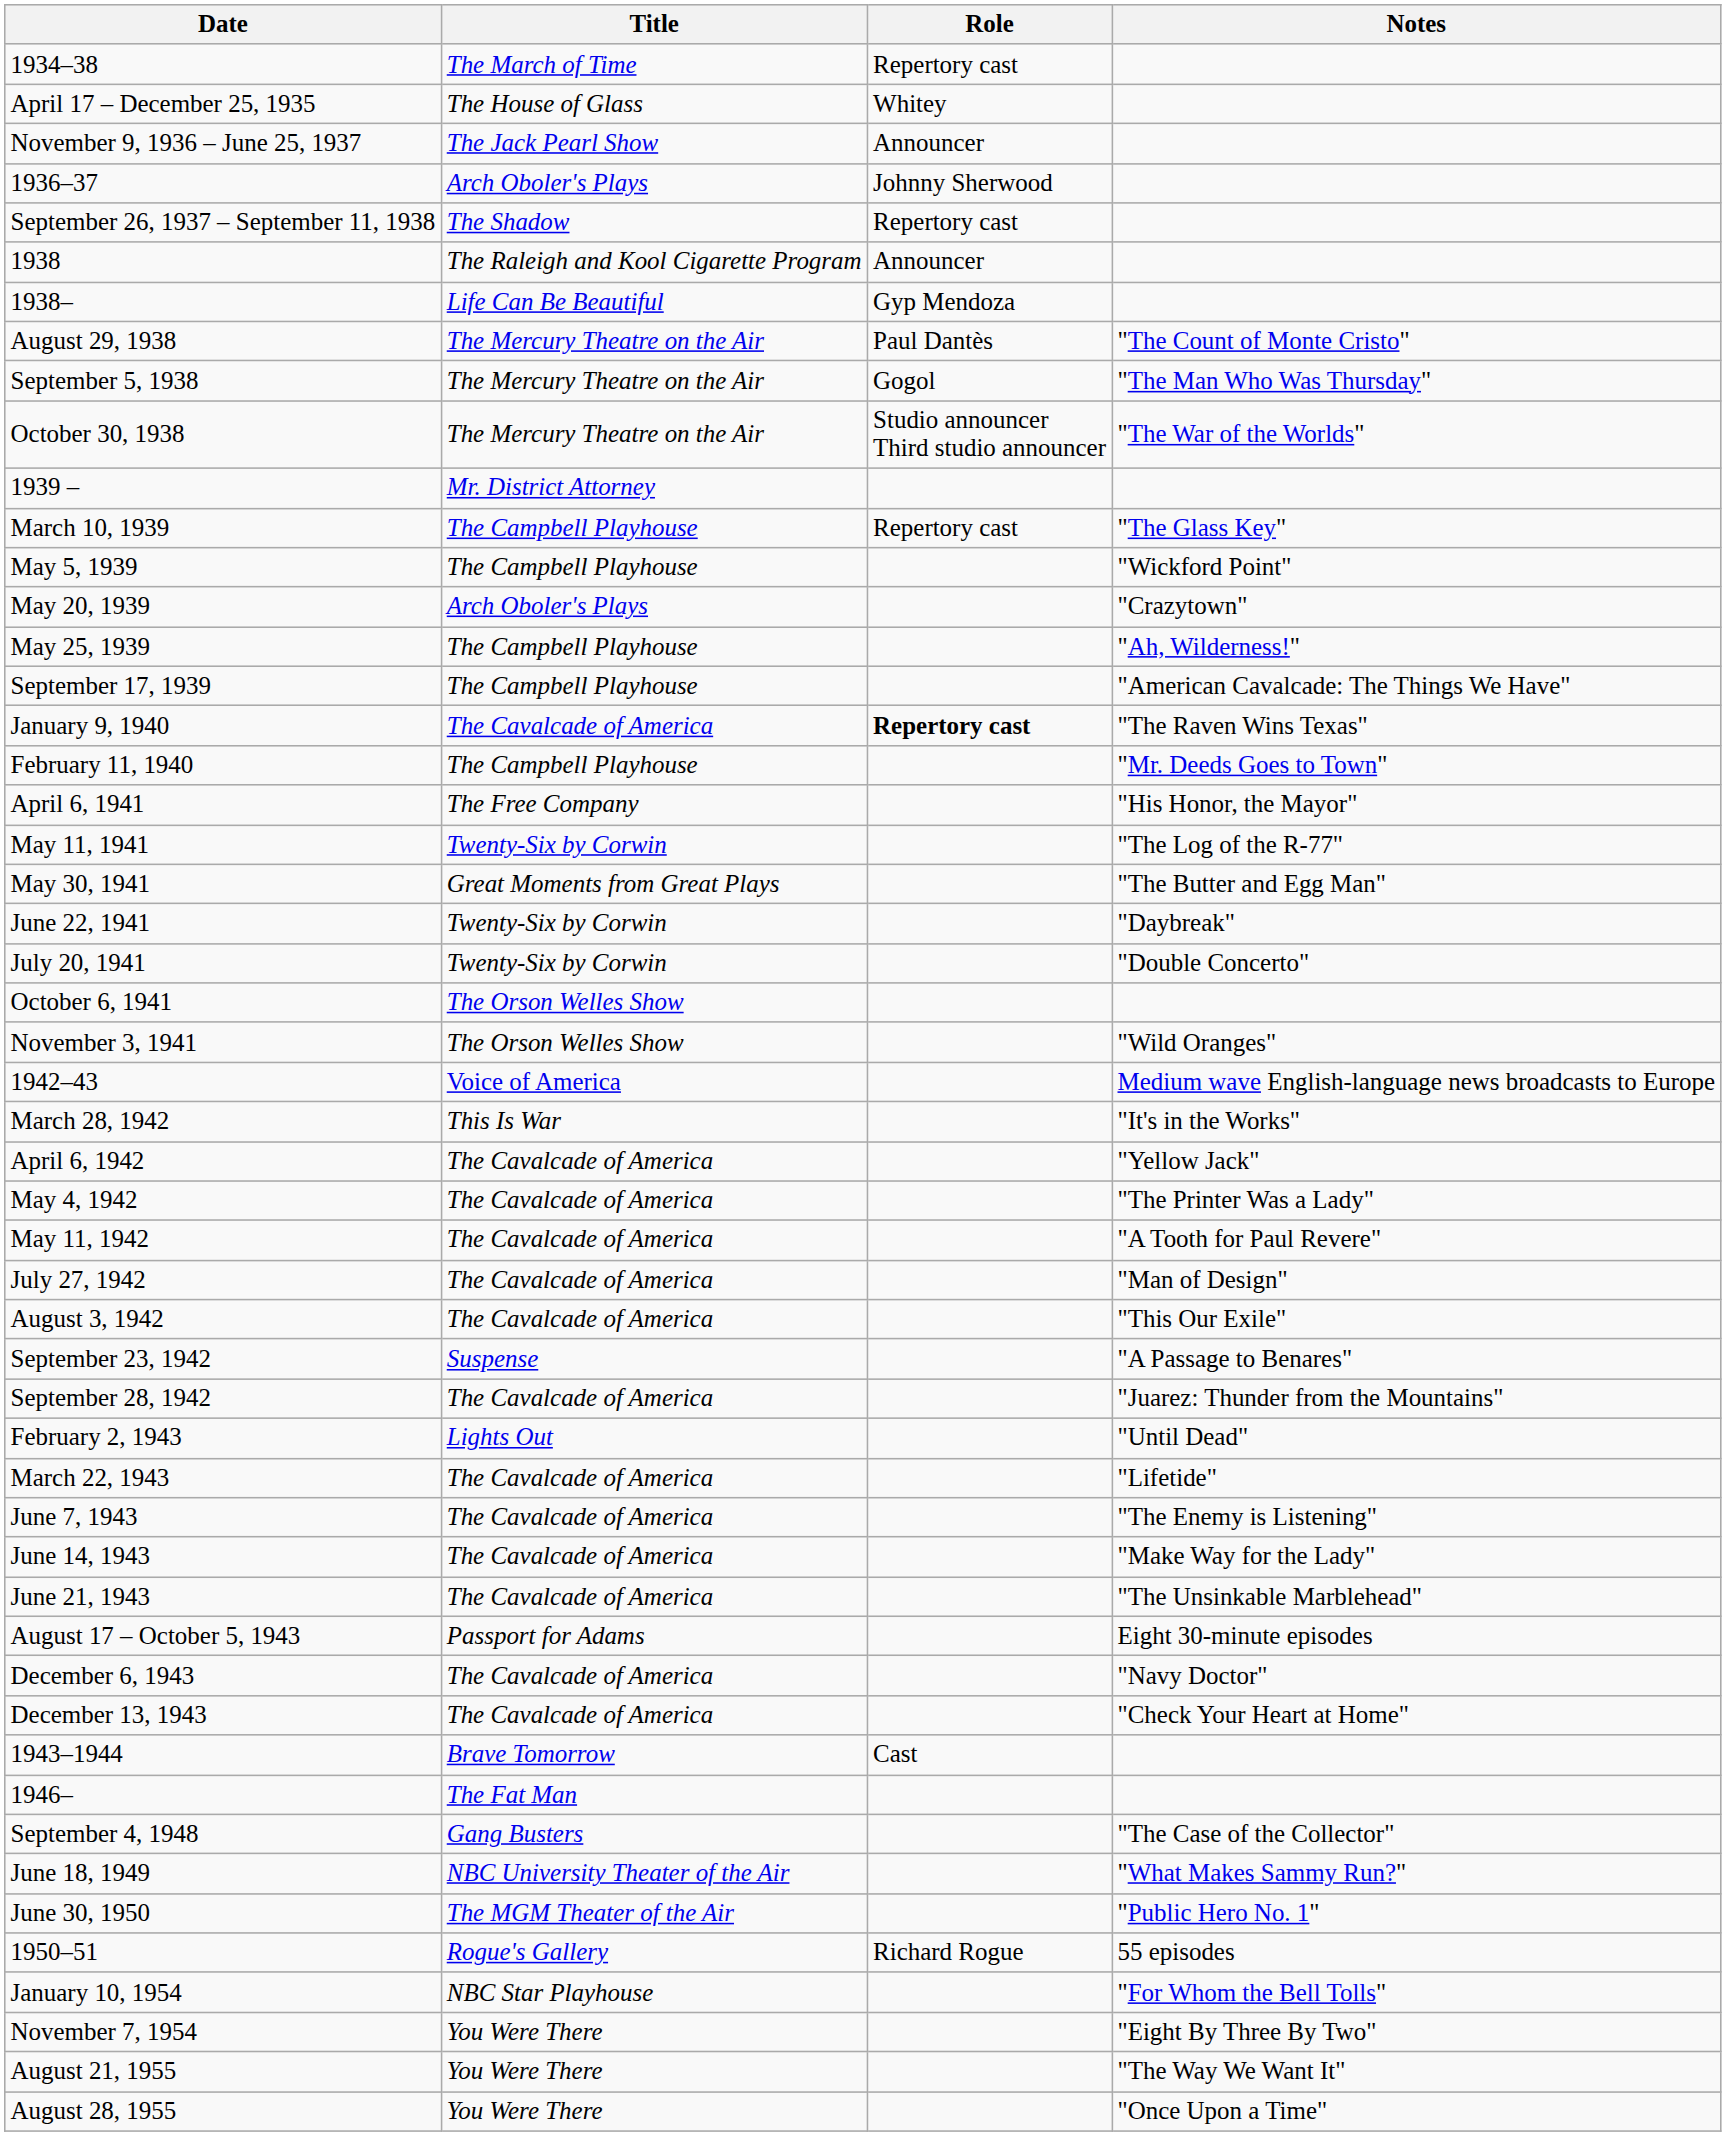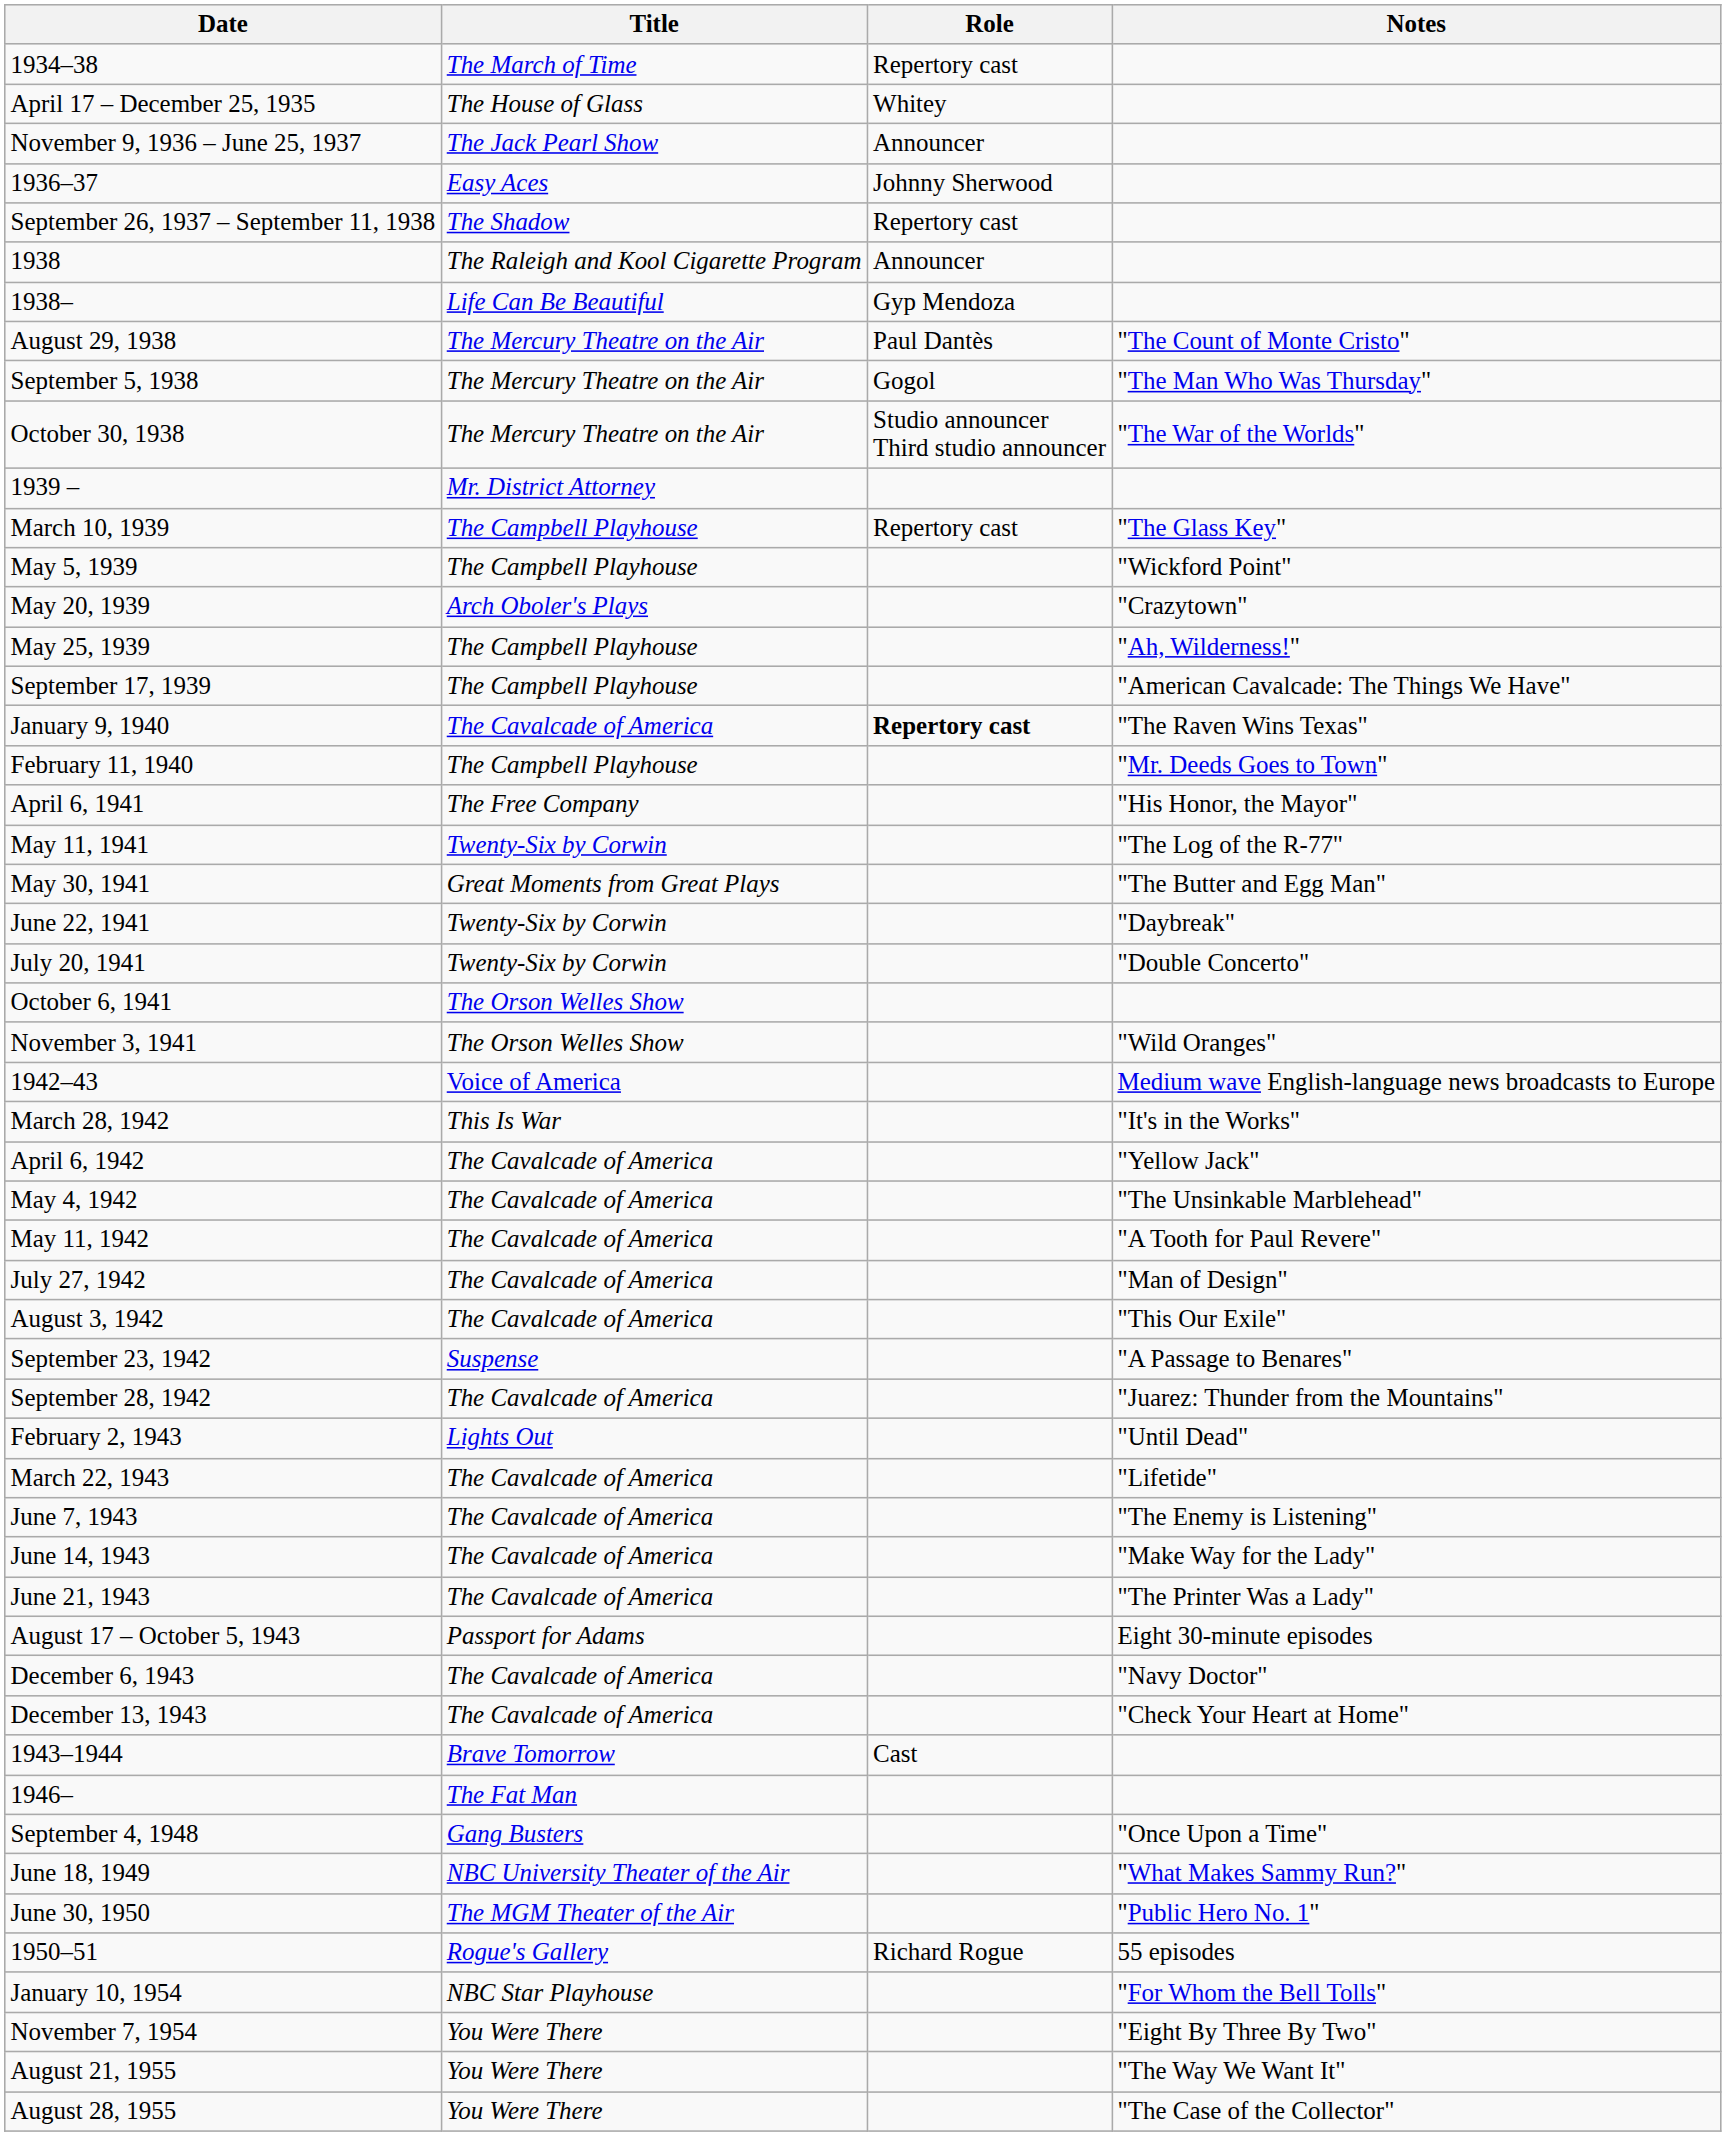(547, 182) Arch Oboler's Plays -> (497, 182) Easy Aces
(1246, 1200) "The Printer Was a Lady" -> (1270, 1200) "The Unsinkable Marblehead"
(1270, 1596) "The Unsinkable Marblehead" -> (1246, 1596) "The Printer Was a Lady"
(1256, 1833) "The Case of the Collector" -> (1222, 1833) "Once Upon a Time"
(1222, 2110) "Once Upon a Time" -> (1256, 2110) "The Case of the Collector"
